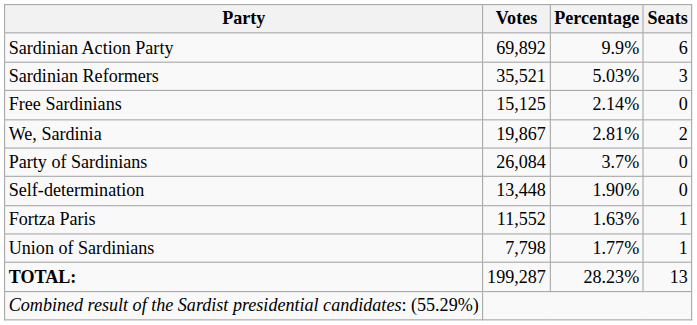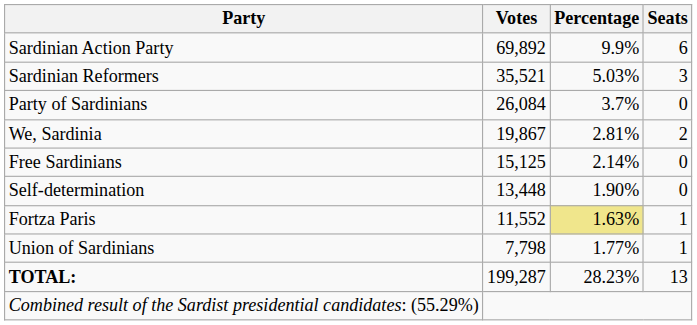rows swapped: (78, 162) <-> (65, 104)
(616, 219) no background -> (616, 219) khaki background
